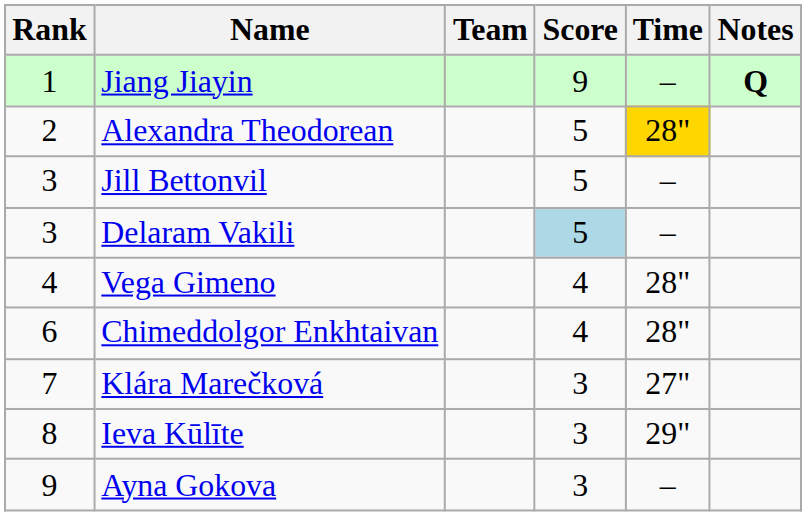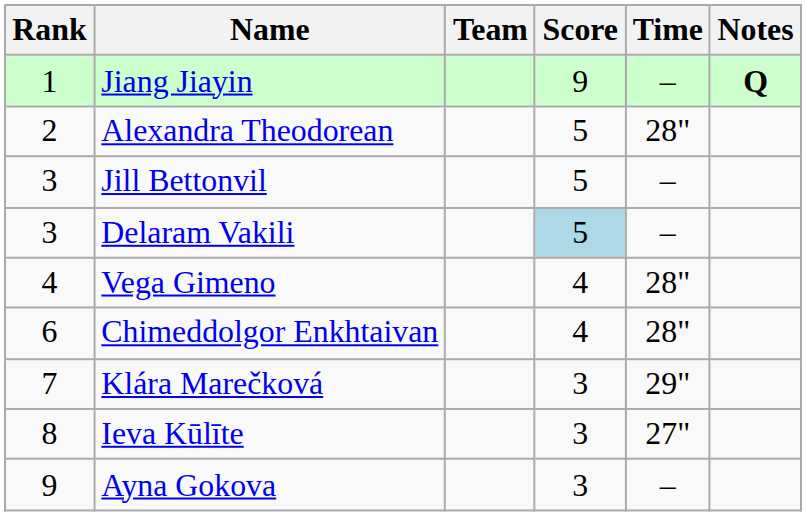(668, 130) gold background -> (668, 130) no background
(668, 383) 27" -> (668, 383) 29"
(668, 433) 29" -> (668, 433) 27"
